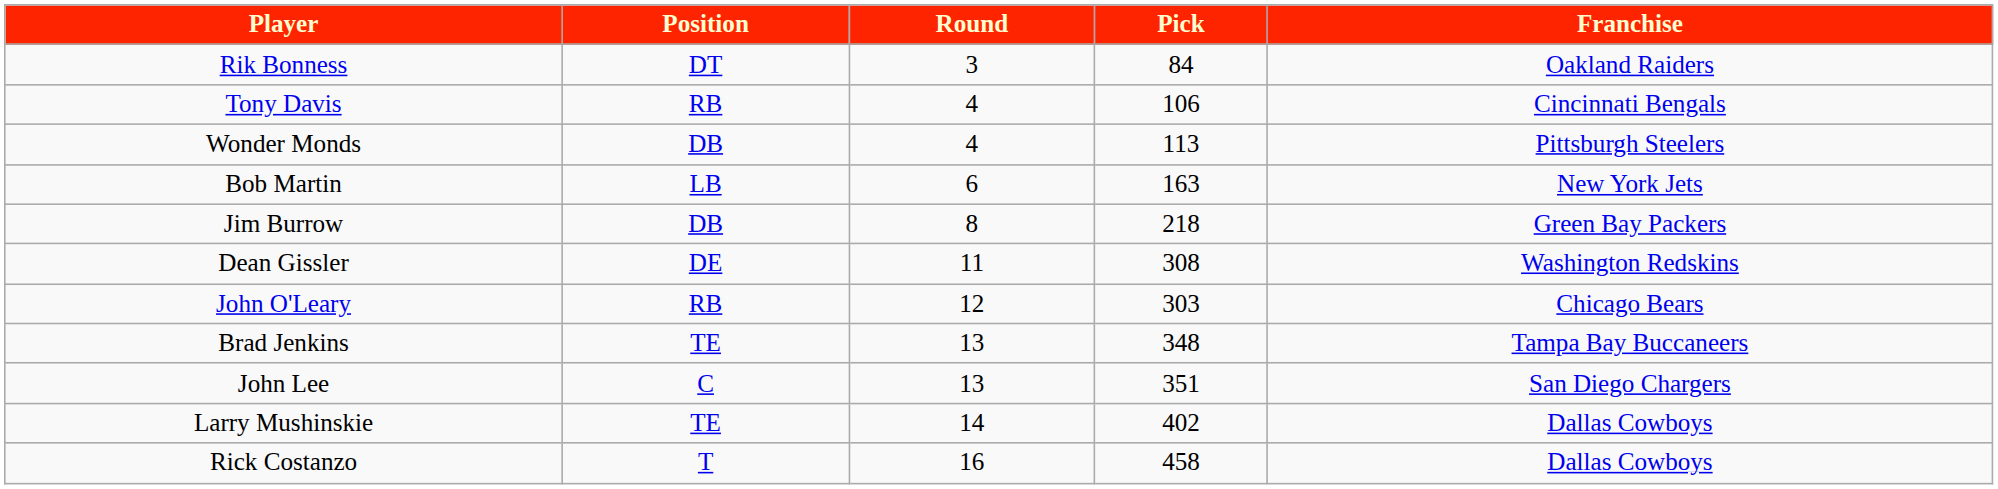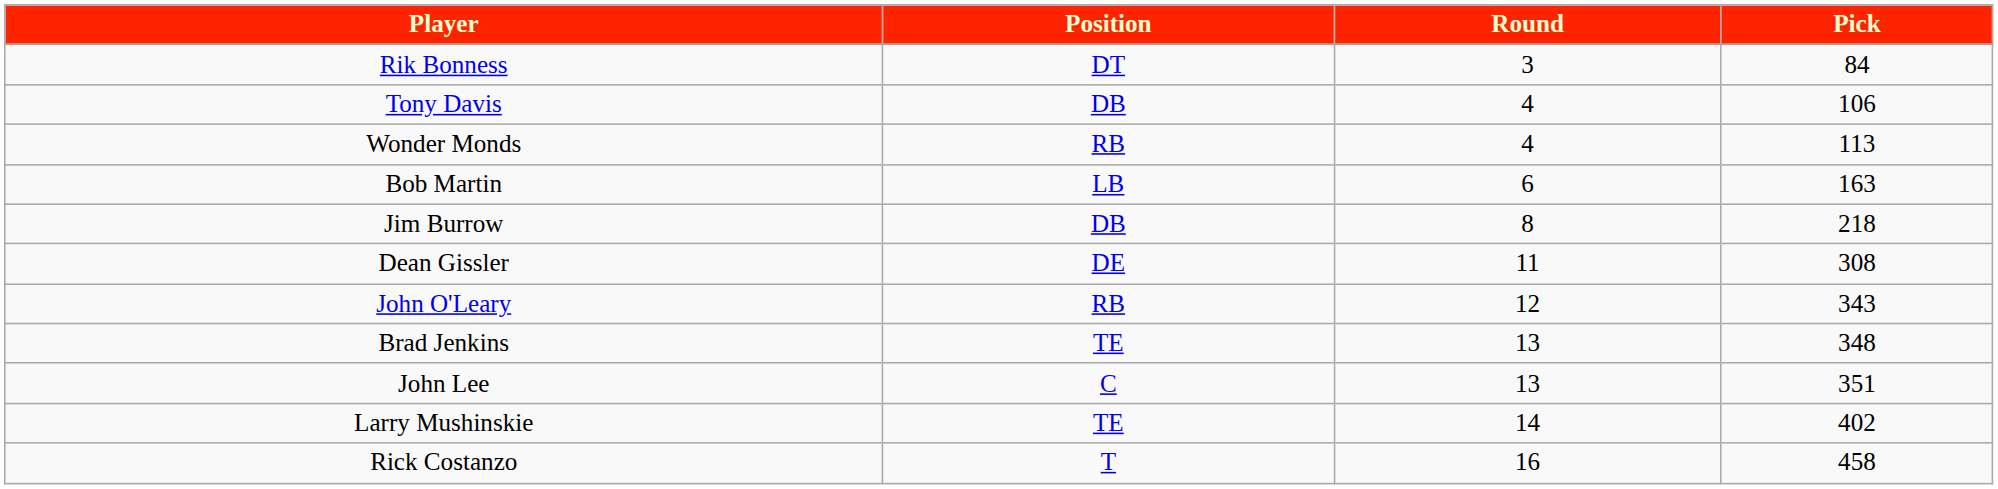- column: (1630, 24)
(706, 104) RB -> (1108, 104) DB
(706, 143) DB -> (1108, 143) RB
(1181, 303) 303 -> (1857, 303) 343
